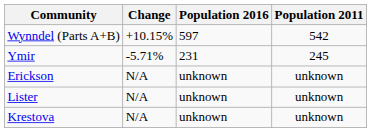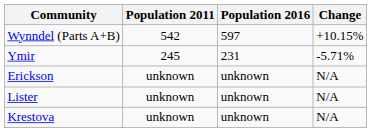columns swapped: (319, 14) <-> (149, 14)
